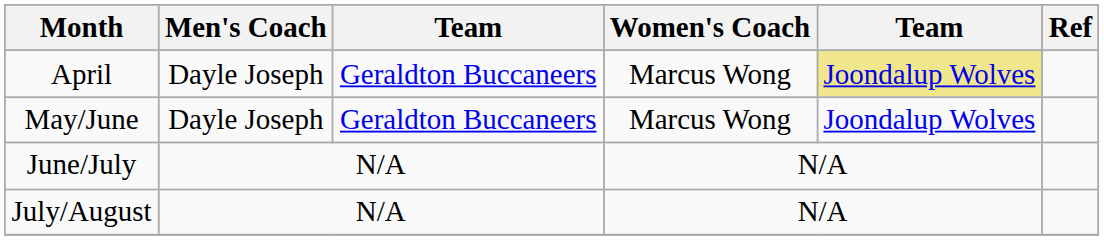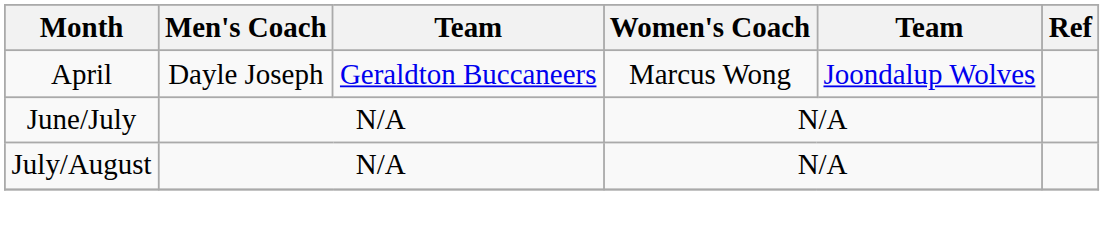(929, 73) khaki background -> (929, 73) no background
- row: (82, 119)
